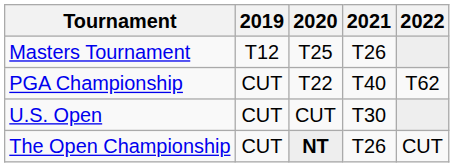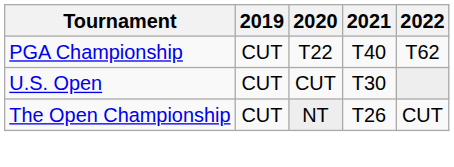- row: (100, 52)
(315, 147) bold -> (315, 115) normal
